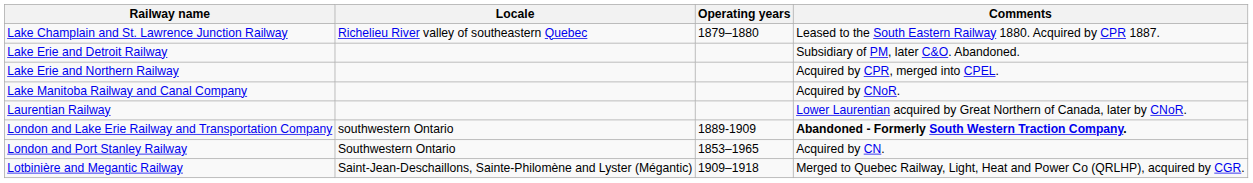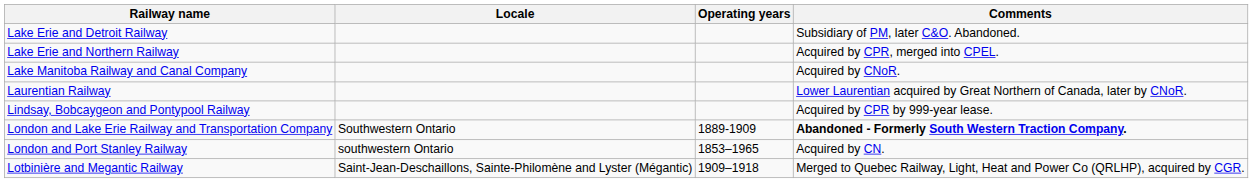- row: (147, 33)
+ row: (128, 110)
(396, 129) southwestern Ontario -> (397, 129) Southwestern Ontario
(397, 149) Southwestern Ontario -> (396, 149) southwestern Ontario
